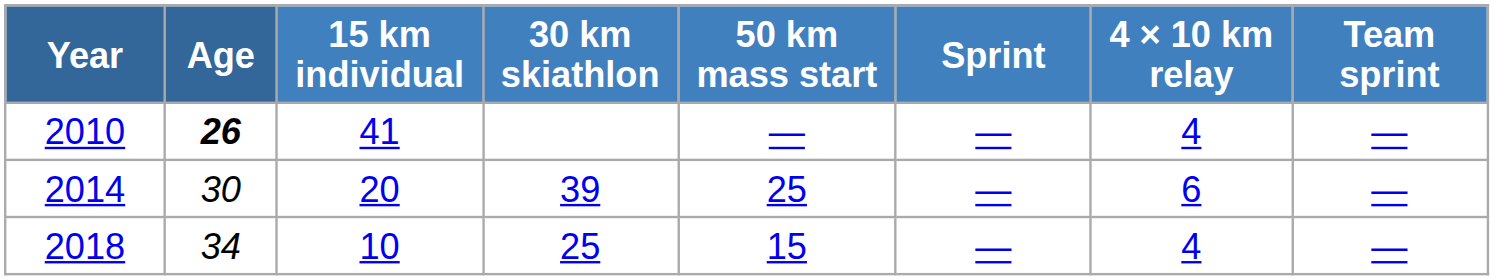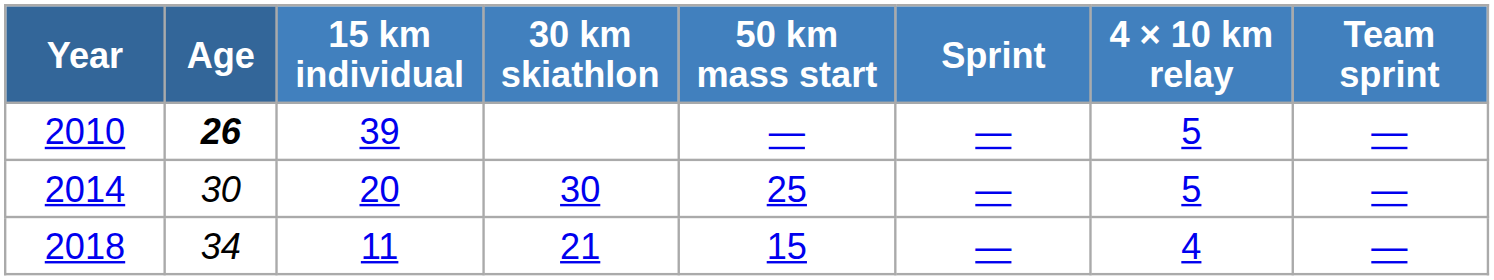(380, 132) 41 -> (380, 132) 39
(1191, 132) 4 -> (1191, 132) 5
(580, 189) 39 -> (580, 189) 30
(1191, 189) 6 -> (1191, 189) 5
(380, 246) 10 -> (380, 246) 11
(580, 246) 25 -> (580, 246) 21
